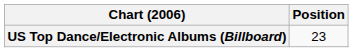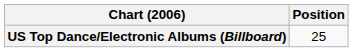(319, 36) 23 -> (319, 36) 25
